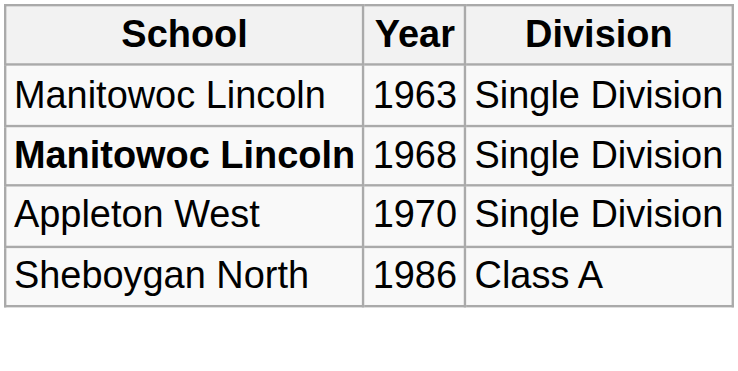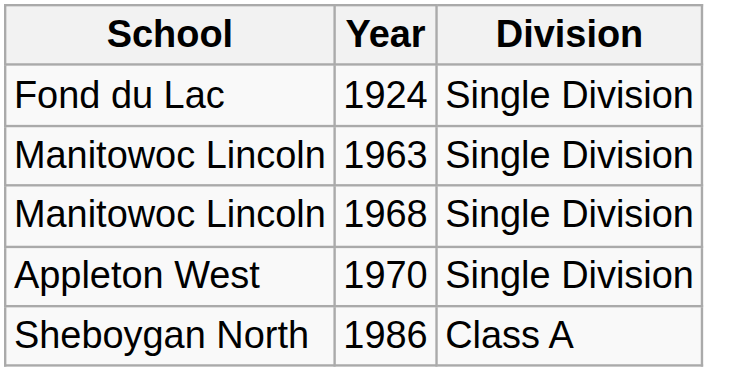+ row: (386, 94)
(185, 154) bold -> (170, 214) normal
